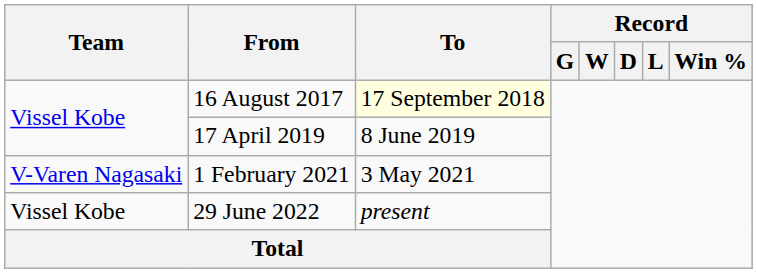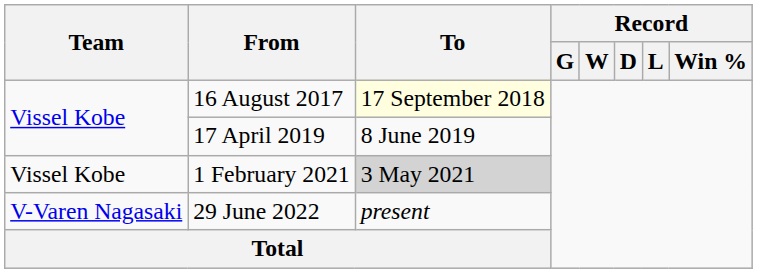(96, 173) V-Varen Nagasaki -> (68, 173) Vissel Kobe
(418, 173) no background -> (418, 173) lightgrey background
(68, 211) Vissel Kobe -> (96, 211) V-Varen Nagasaki
